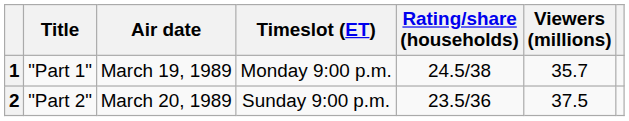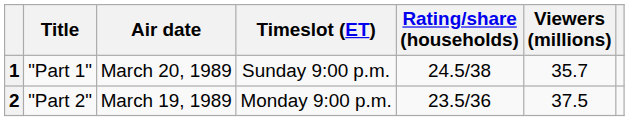(166, 70) March 19, 1989 -> (166, 70) March 20, 1989
(316, 70) Monday 9:00 p.m. -> (316, 70) Sunday 9:00 p.m.
(166, 100) March 20, 1989 -> (166, 100) March 19, 1989
(316, 100) Sunday 9:00 p.m. -> (316, 100) Monday 9:00 p.m.
